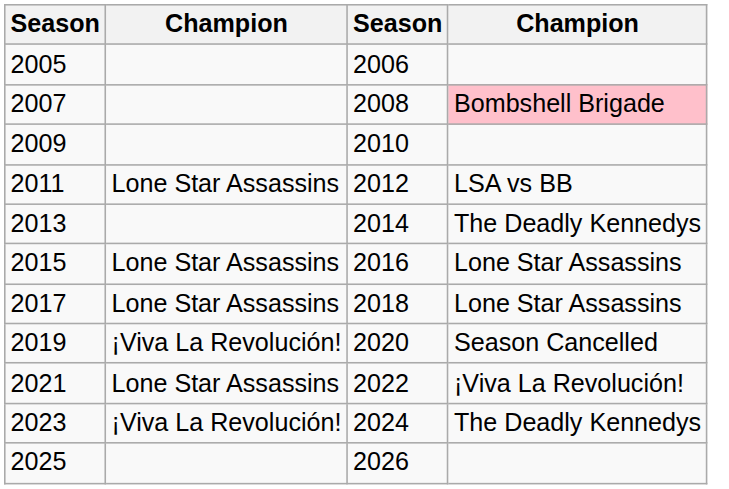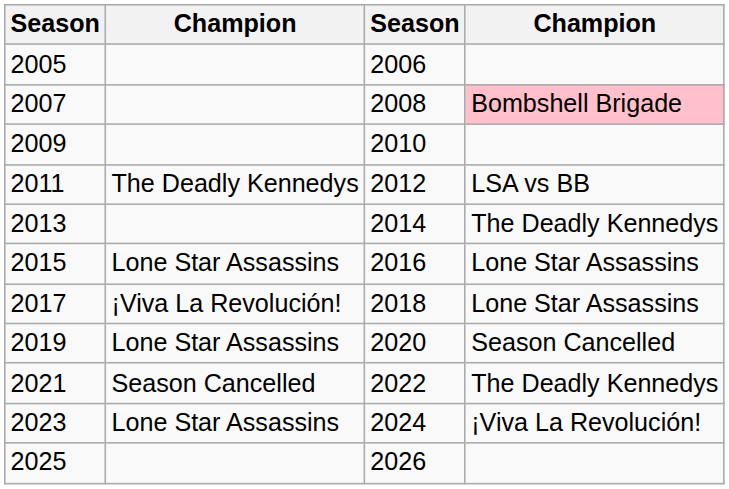(225, 183) Lone Star Assassins -> (235, 183) The Deadly Kennedys
(225, 303) Lone Star Assassins -> (226, 303) ¡Viva La Revolución!
(226, 343) ¡Viva La Revolución! -> (225, 343) Lone Star Assassins
(225, 382) Lone Star Assassins -> (213, 382) Season Cancelled
(569, 382) ¡Viva La Revolución! -> (595, 382) The Deadly Kennedys
(226, 422) ¡Viva La Revolución! -> (225, 422) Lone Star Assassins
(578, 422) The Deadly Kennedys -> (586, 422) ¡Viva La Revolución!
